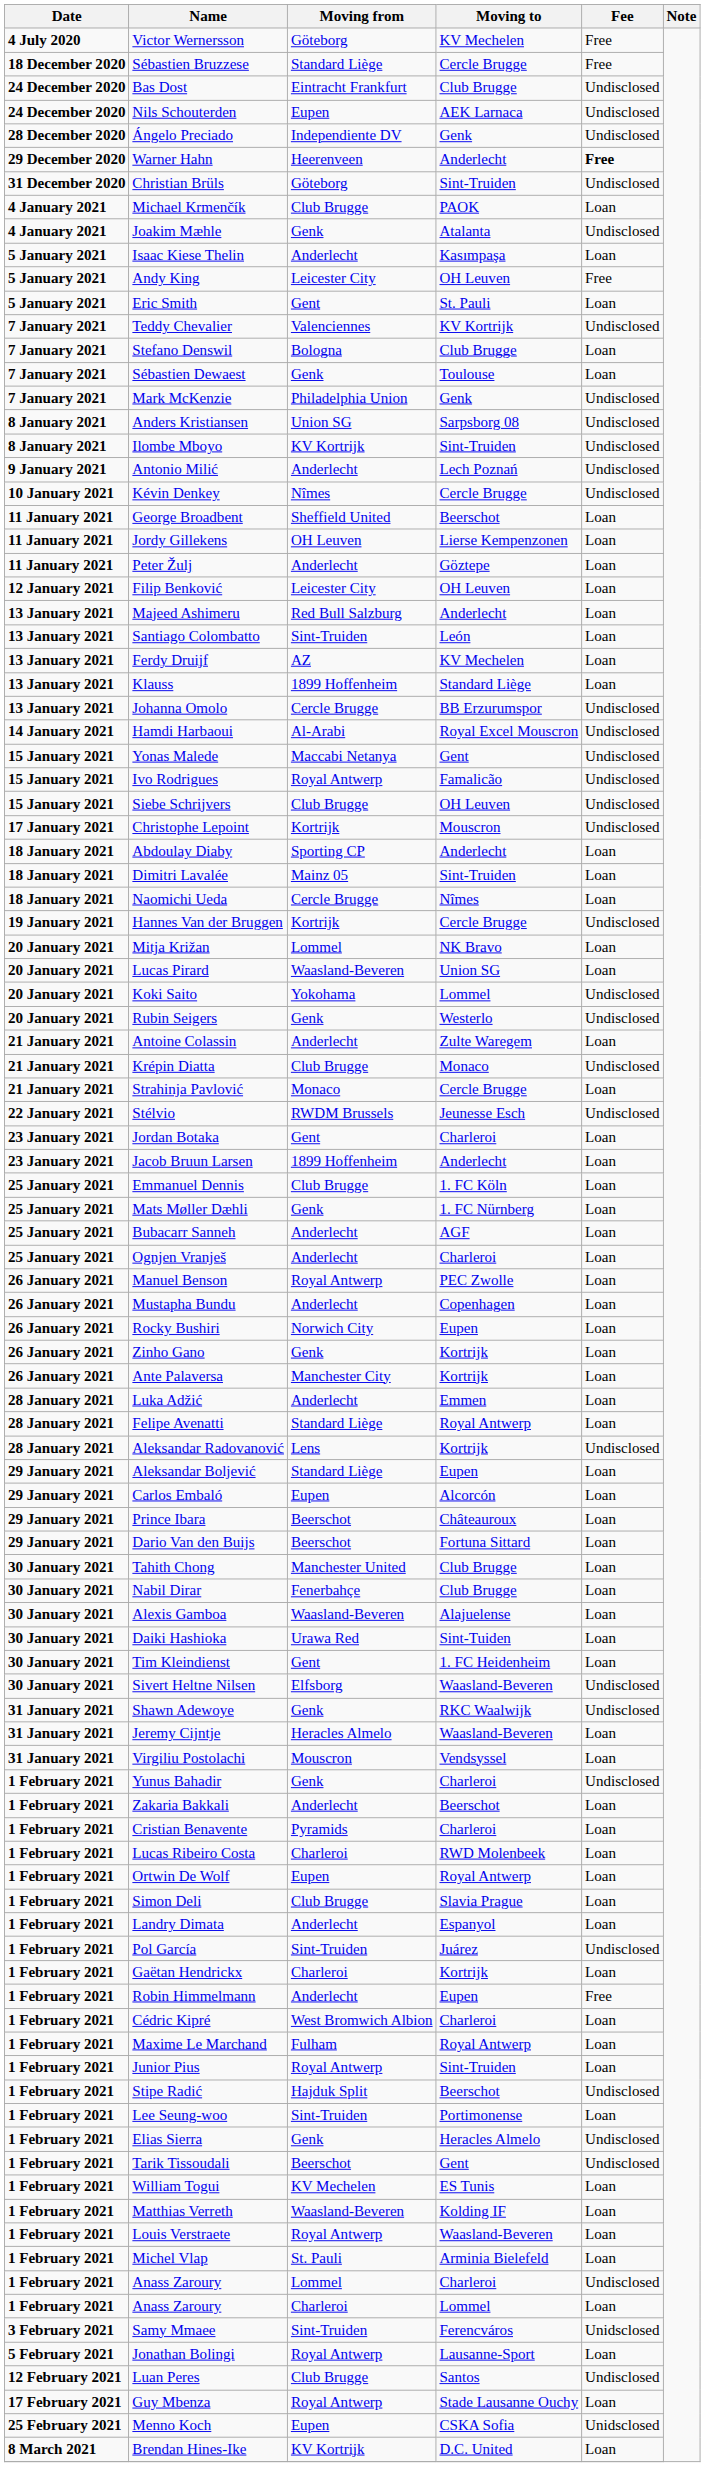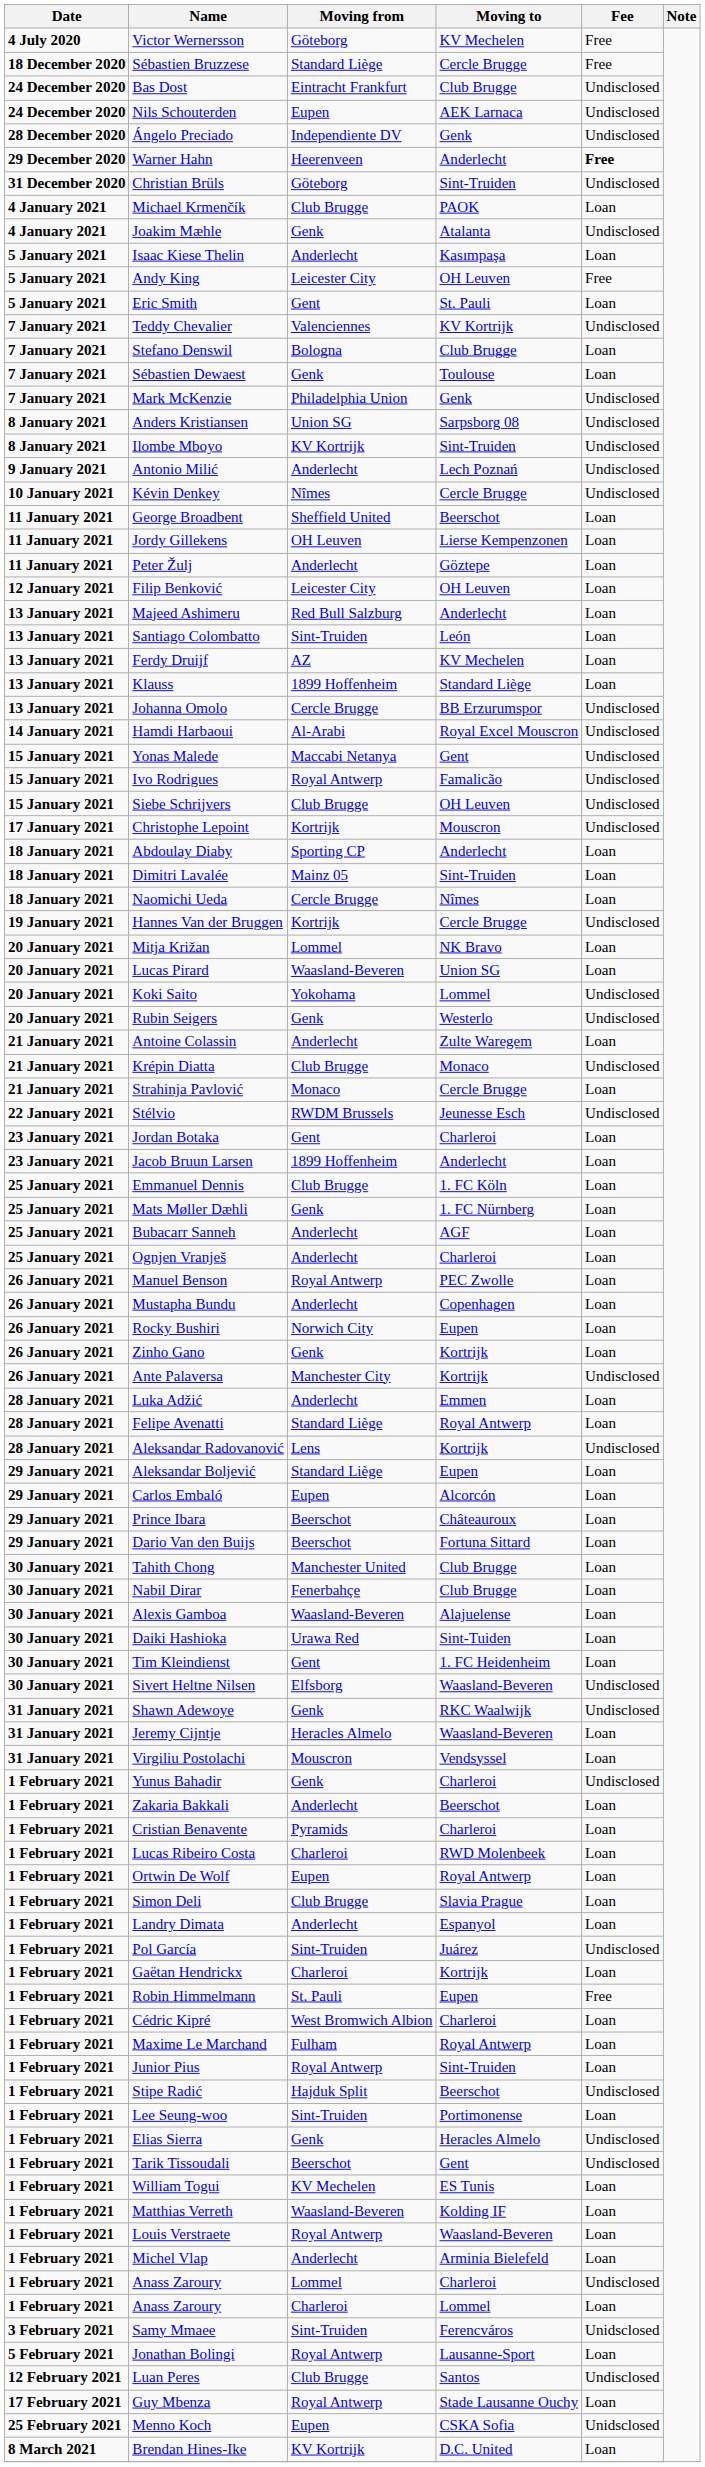(601, 1376) Loan -> (622, 1376) Undisclosed
(324, 1996) Anderlecht -> (316, 1996) St. Pauli
(316, 2258) St. Pauli -> (324, 2258) Anderlecht
